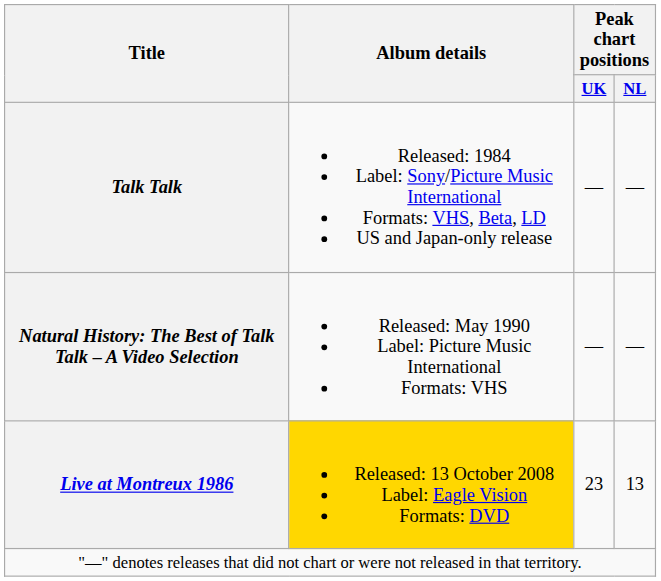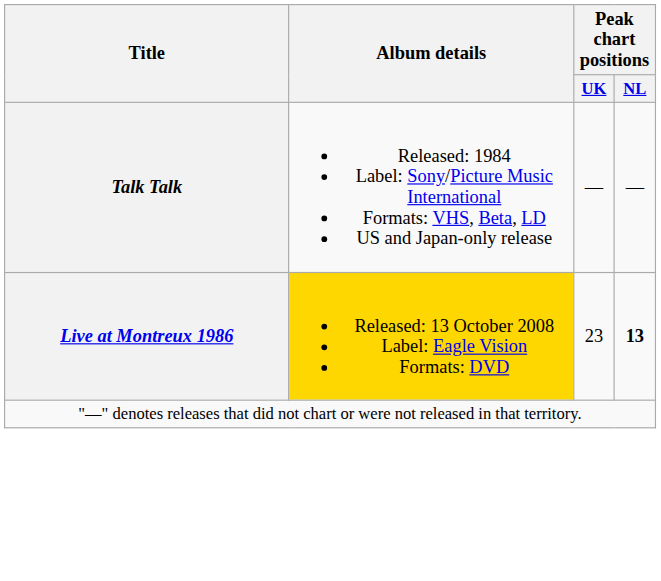- row: (147, 346)
(635, 484) normal -> (635, 335) bold
